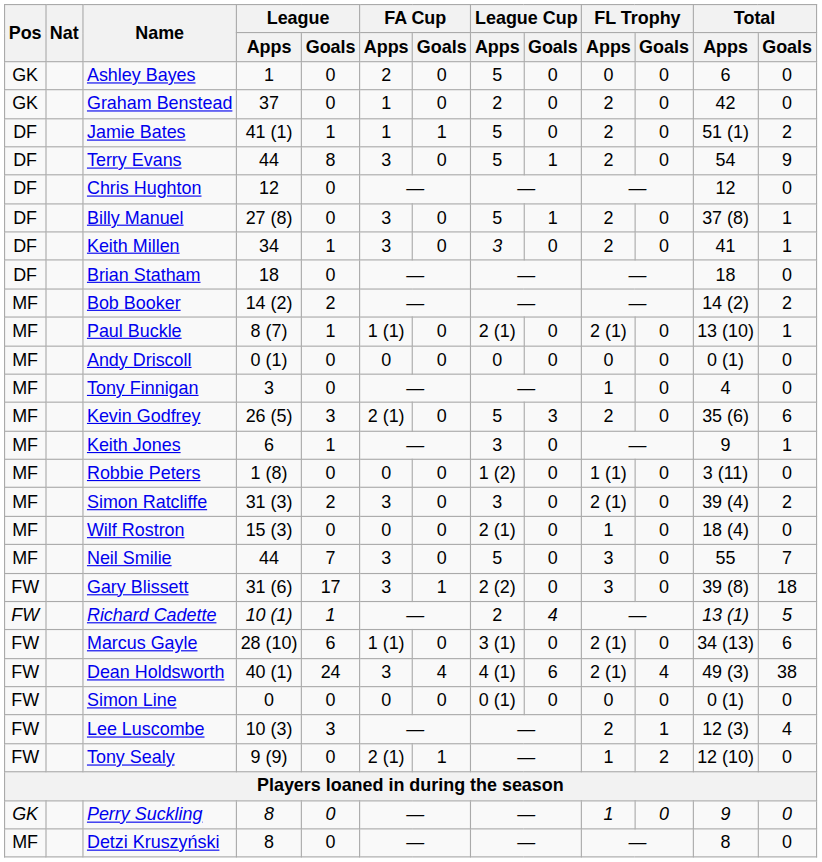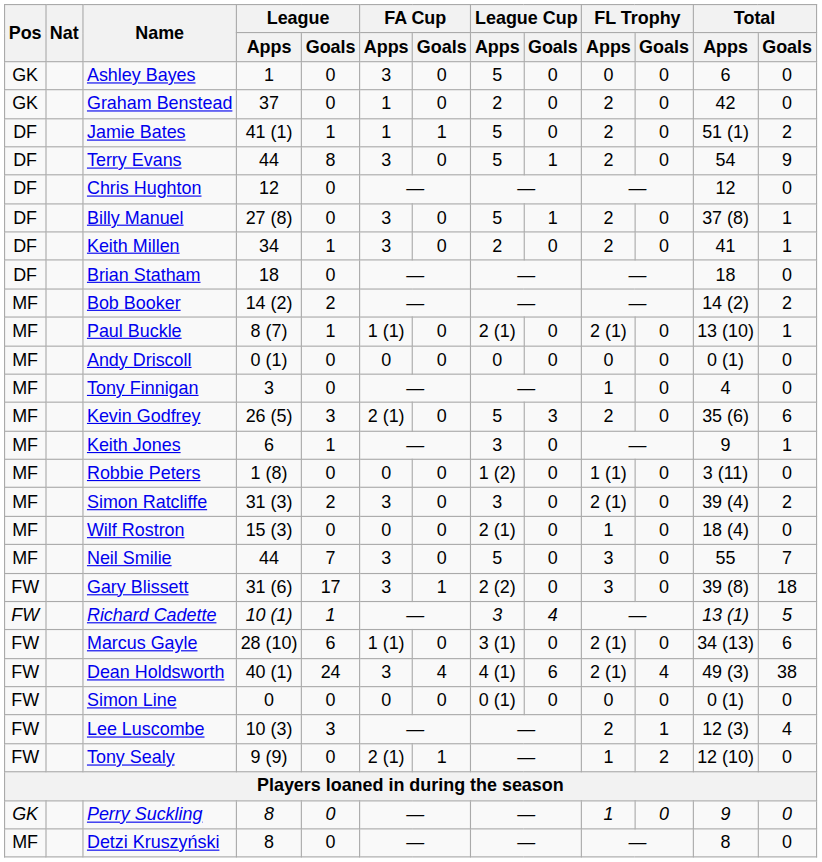(386, 75) 2 -> (386, 75) 3
(497, 246) 3 -> (497, 246) 2
(497, 615) 2 -> (497, 615) 3
